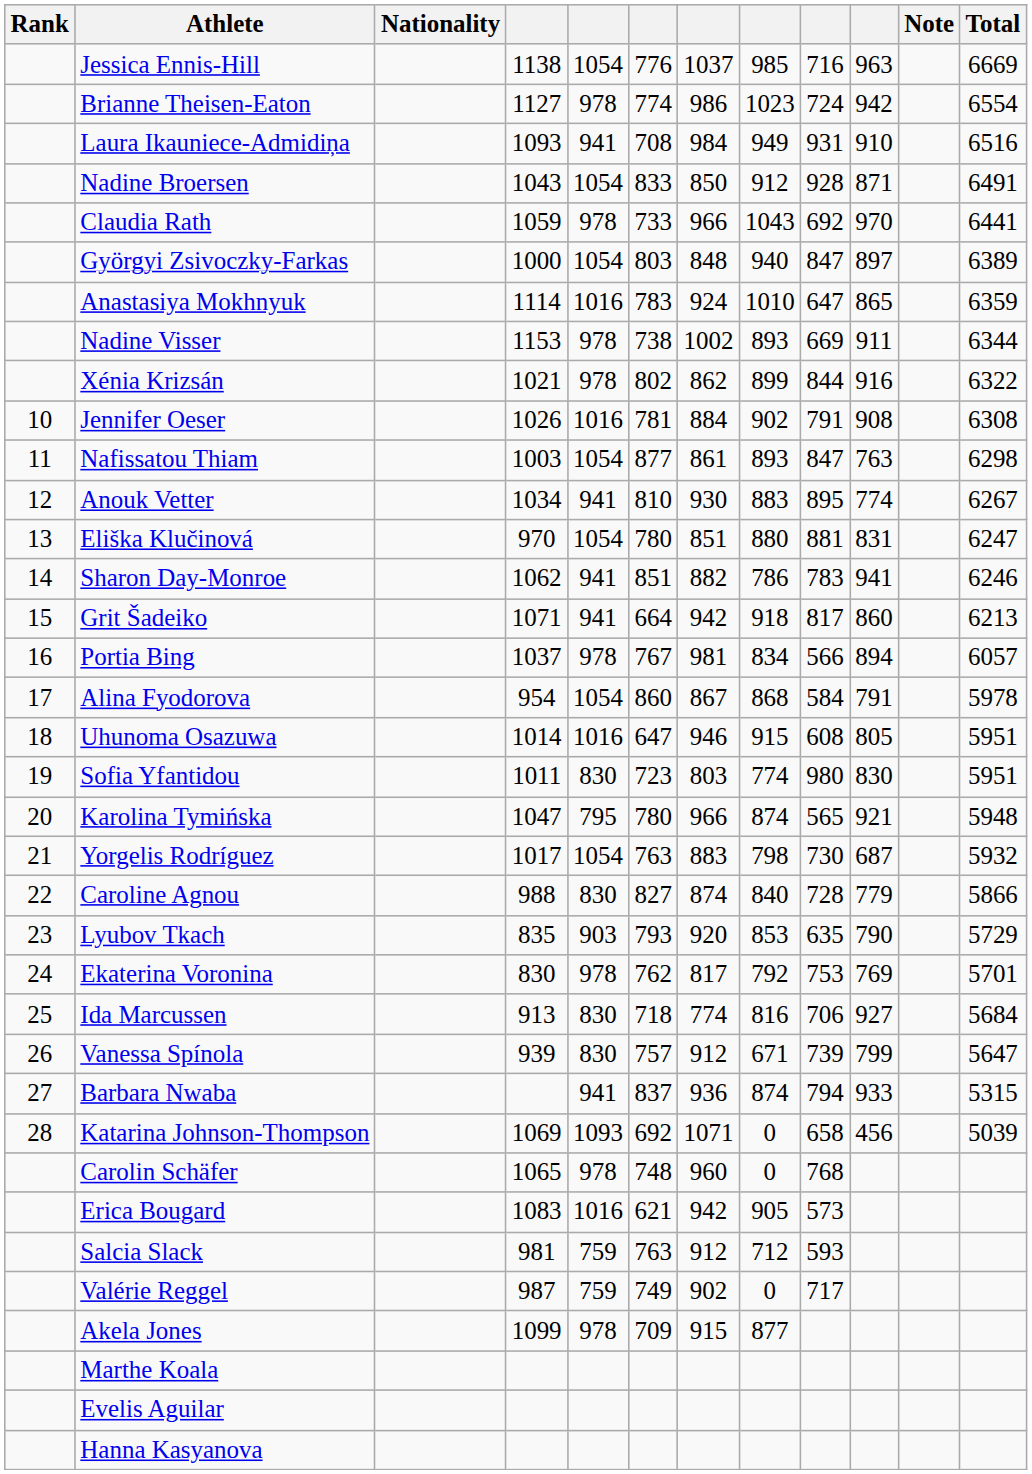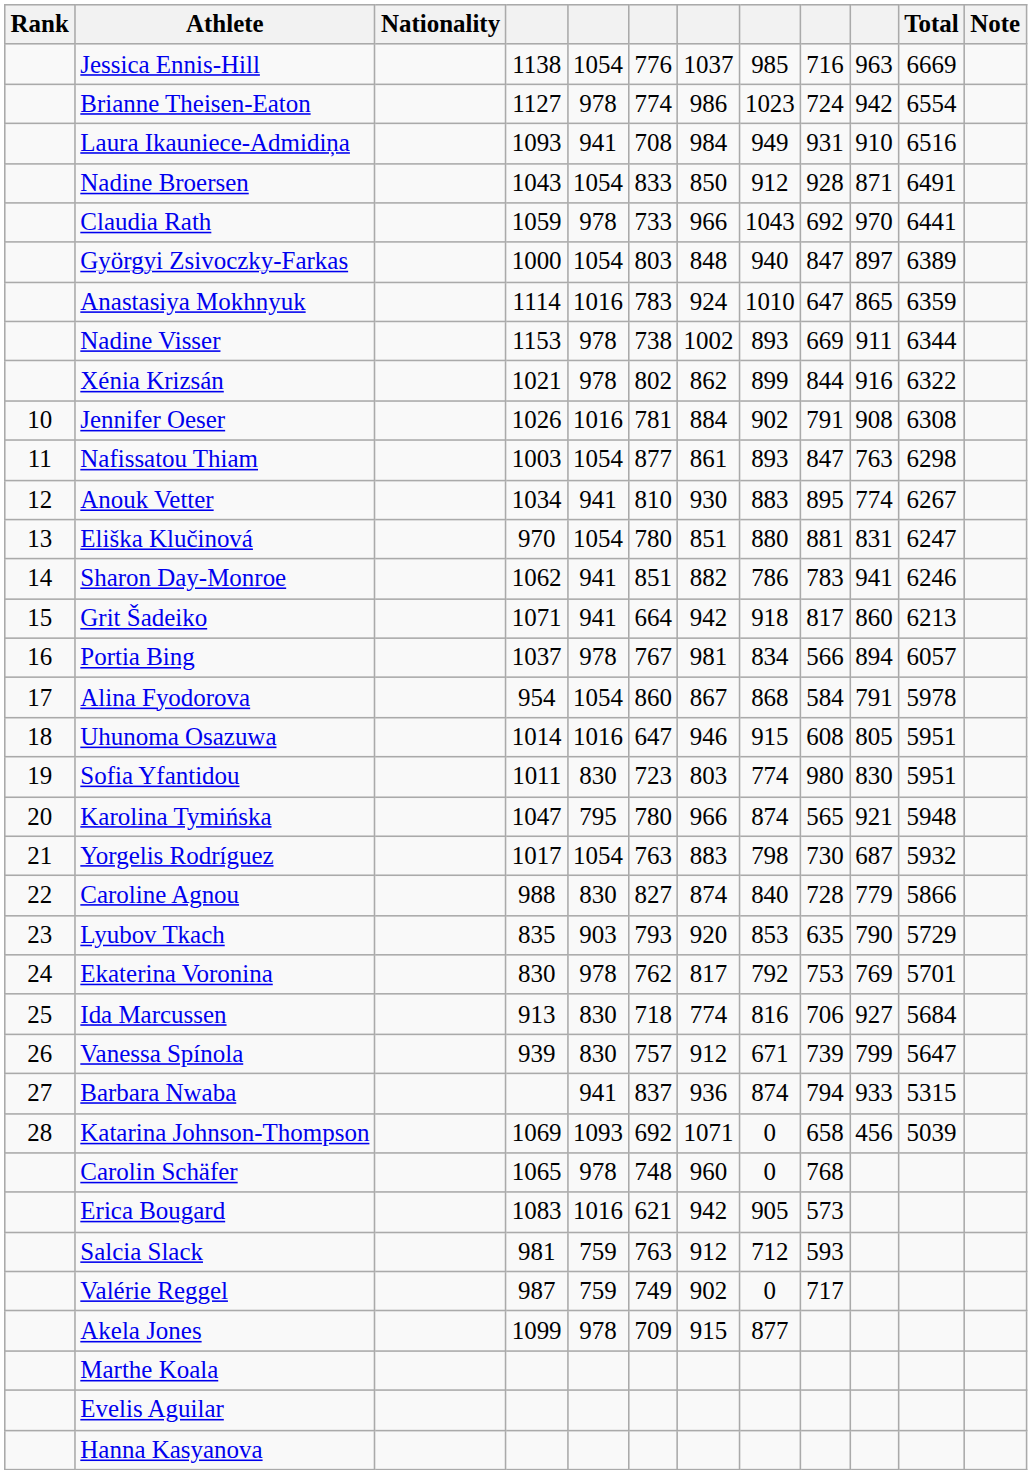columns swapped: (993, 24) <-> (929, 24)
